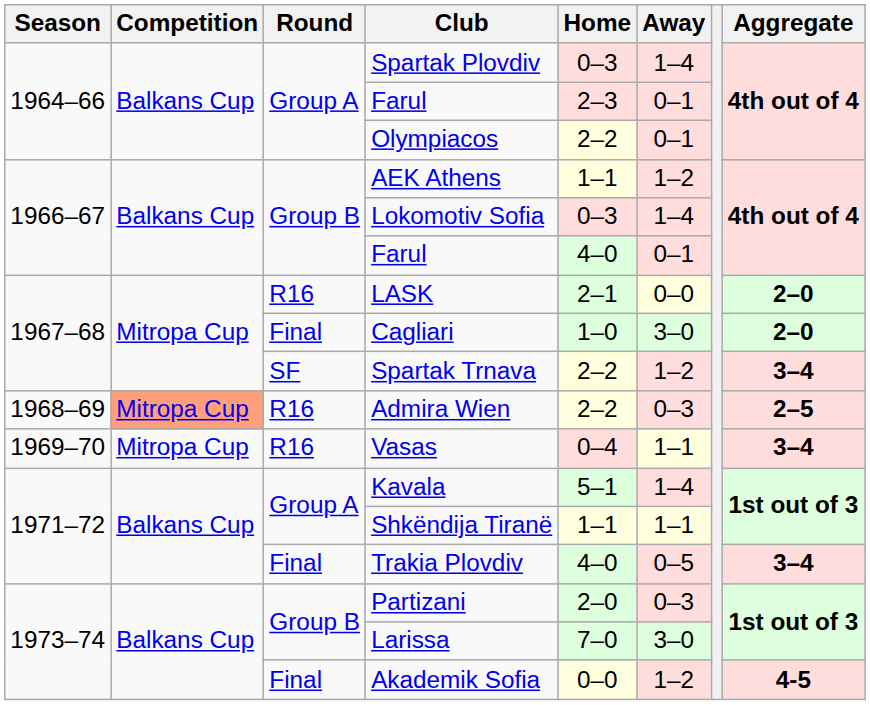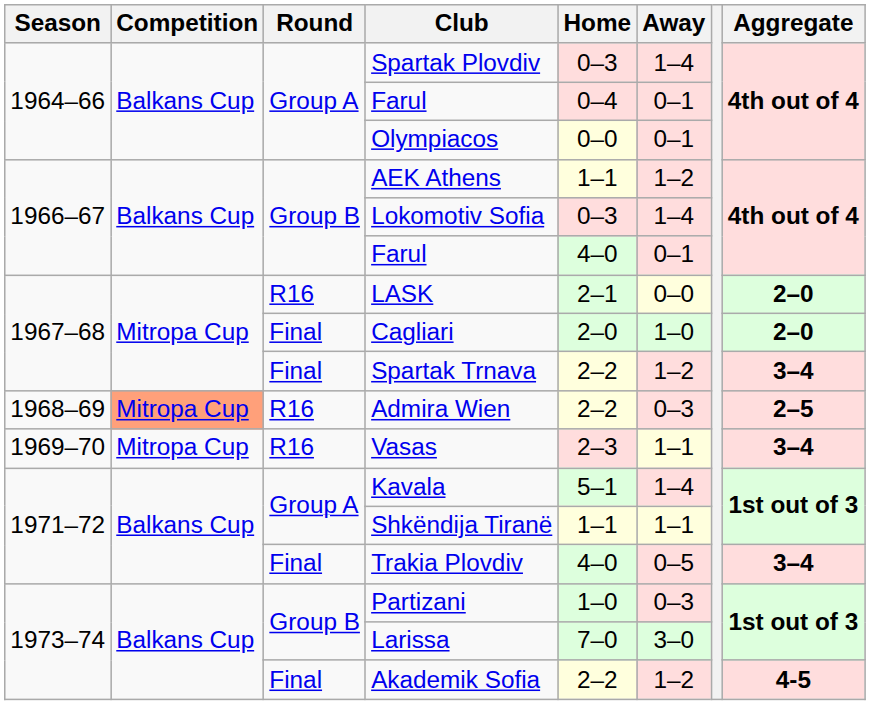(597, 100) 2–3 -> (597, 100) 0–4
(597, 139) 2–2 -> (597, 139) 0–0
(597, 332) 1–0 -> (597, 332) 2–0
(674, 332) 3–0 -> (674, 332) 1–0
(285, 370) SF -> (296, 370) Final
(597, 448) 0–4 -> (597, 448) 2–3
(597, 602) 2–0 -> (597, 602) 1–0
(597, 679) 0–0 -> (597, 679) 2–2
